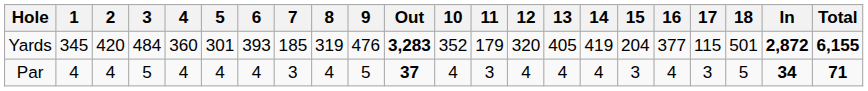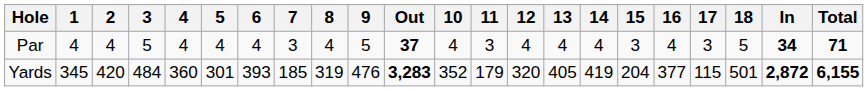rows swapped: (30, 45) <-> (30, 72)
